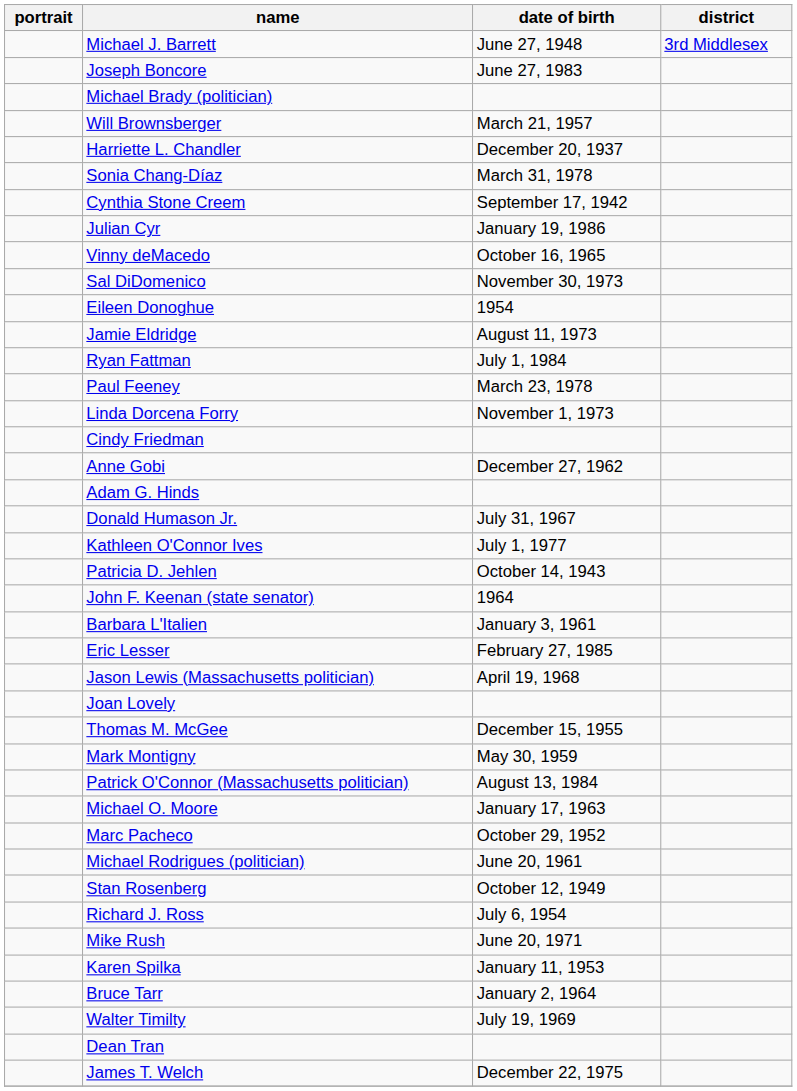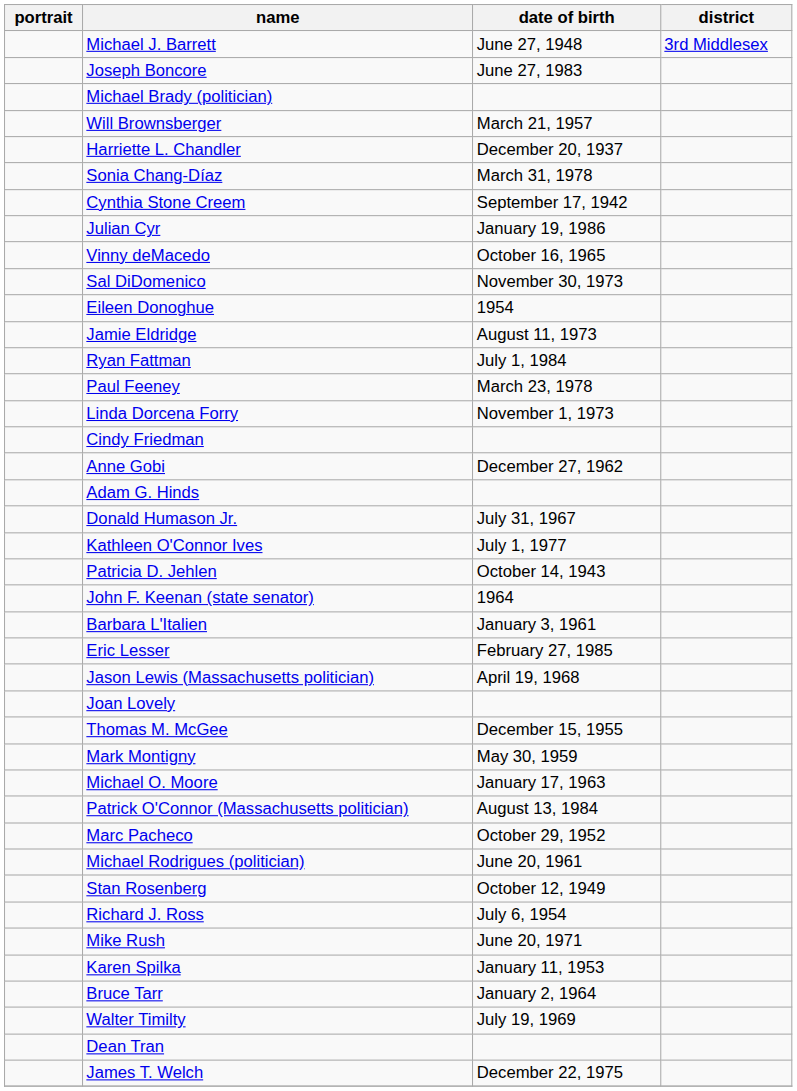rows swapped: (152, 809) <-> (247, 783)
